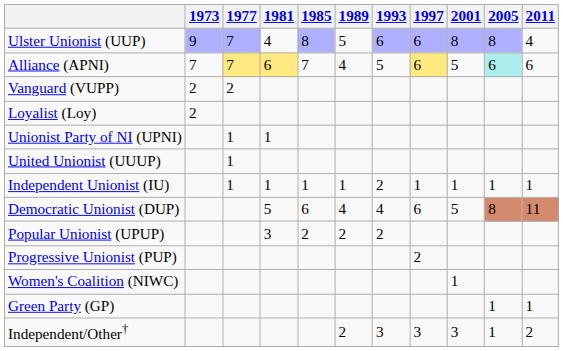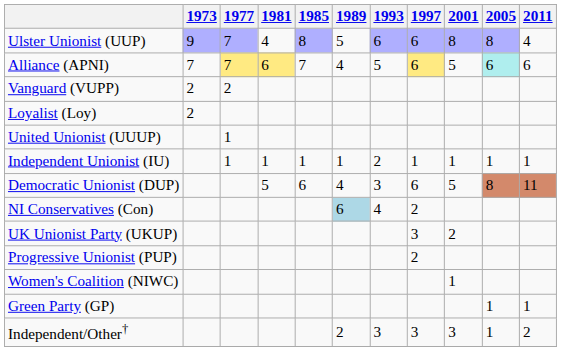- row: (95, 137)
(380, 209) 4 -> (377, 185) 3
- row: (86, 233)
+ row: (81, 209)
+ row: (93, 233)
